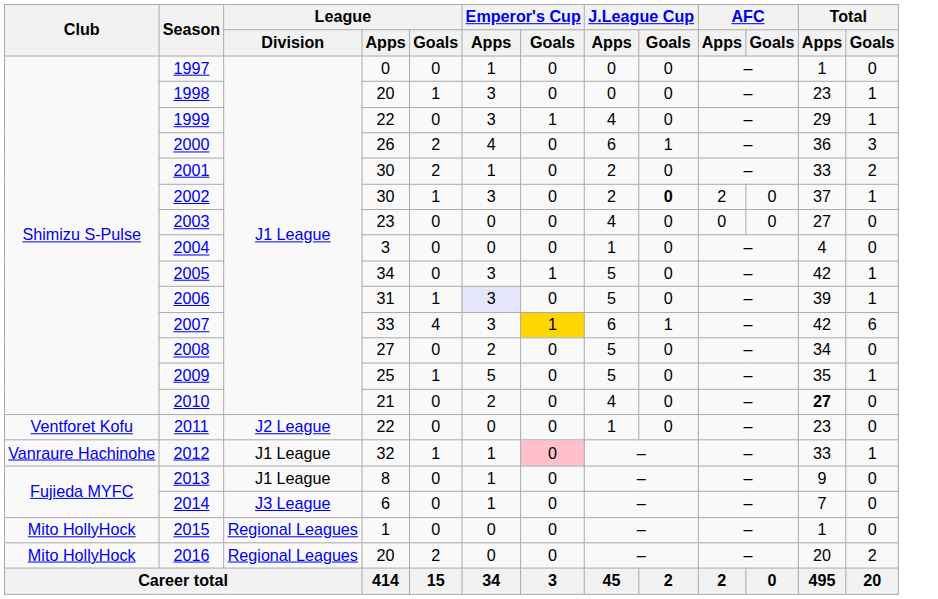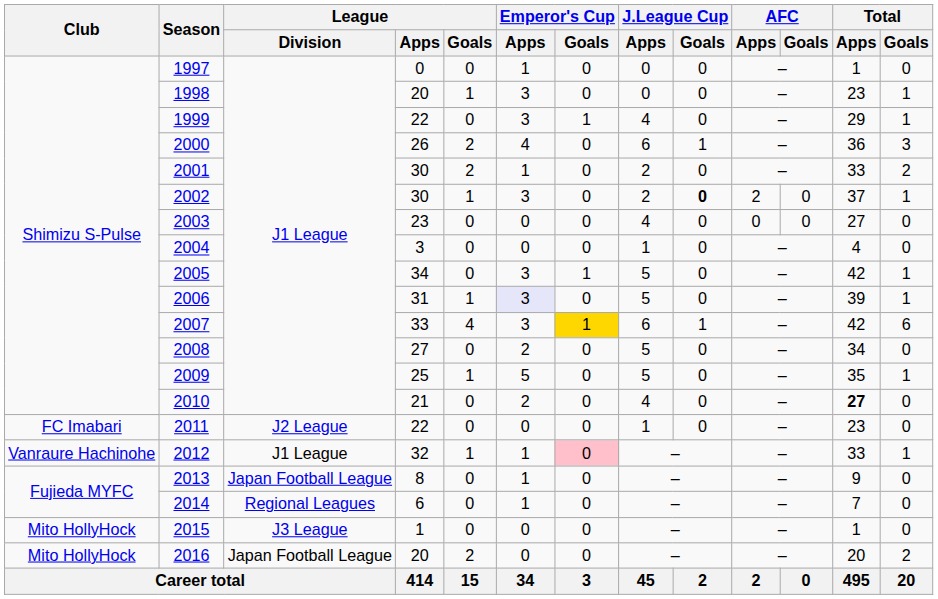(82, 427) Ventforet Kofu -> (82, 427) FC Imabari
(293, 478) J1 League -> (310, 478) Japan Football League
(293, 504) J3 League -> (310, 504) Regional Leagues
(293, 529) Regional Leagues -> (310, 529) J3 League
(293, 555) Regional Leagues -> (310, 555) Japan Football League
